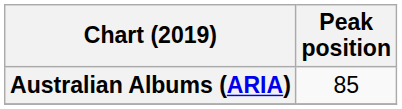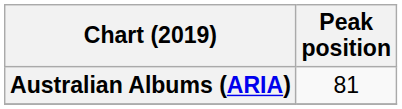(346, 85) 85 -> (346, 85) 81
